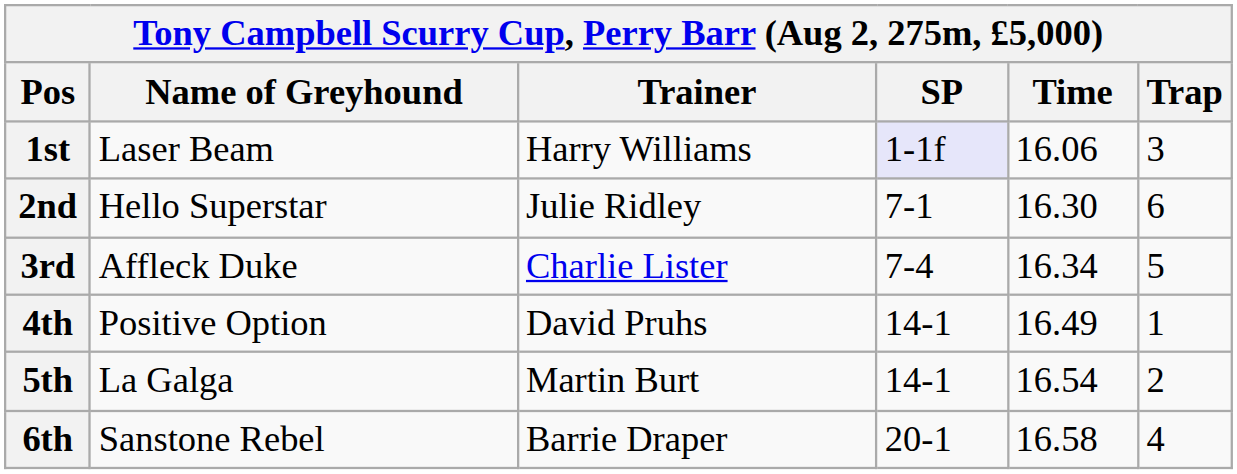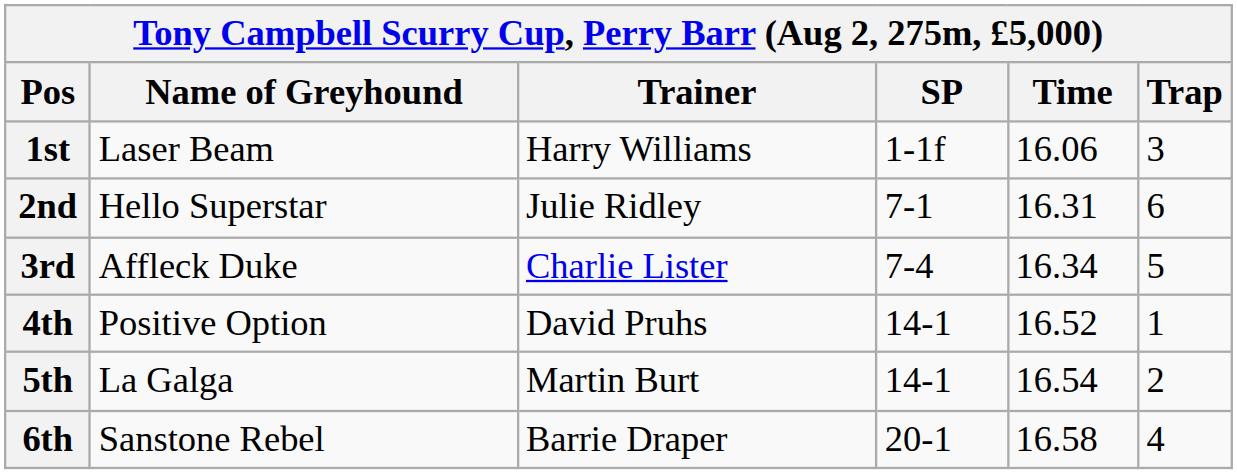(915, 149) lavender background -> (915, 149) no background
(1057, 206) 16.30 -> (1057, 206) 16.31
(1057, 322) 16.49 -> (1057, 322) 16.52
